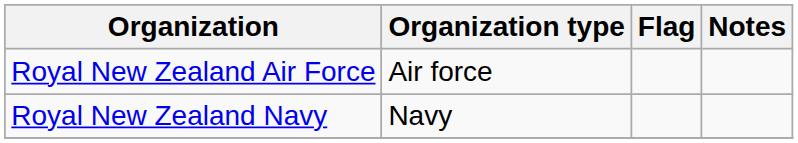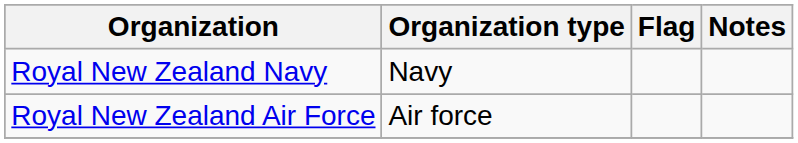rows swapped: (169, 115) <-> (193, 71)
